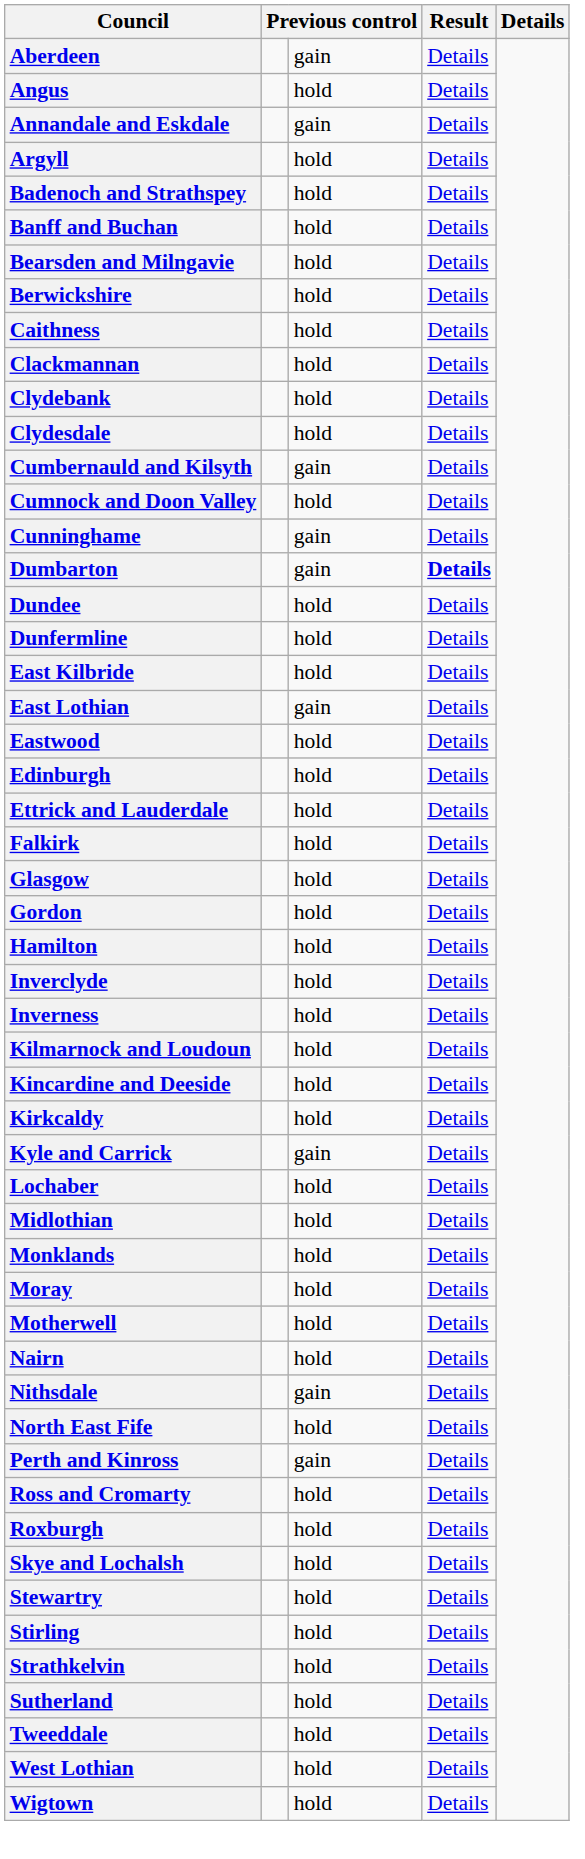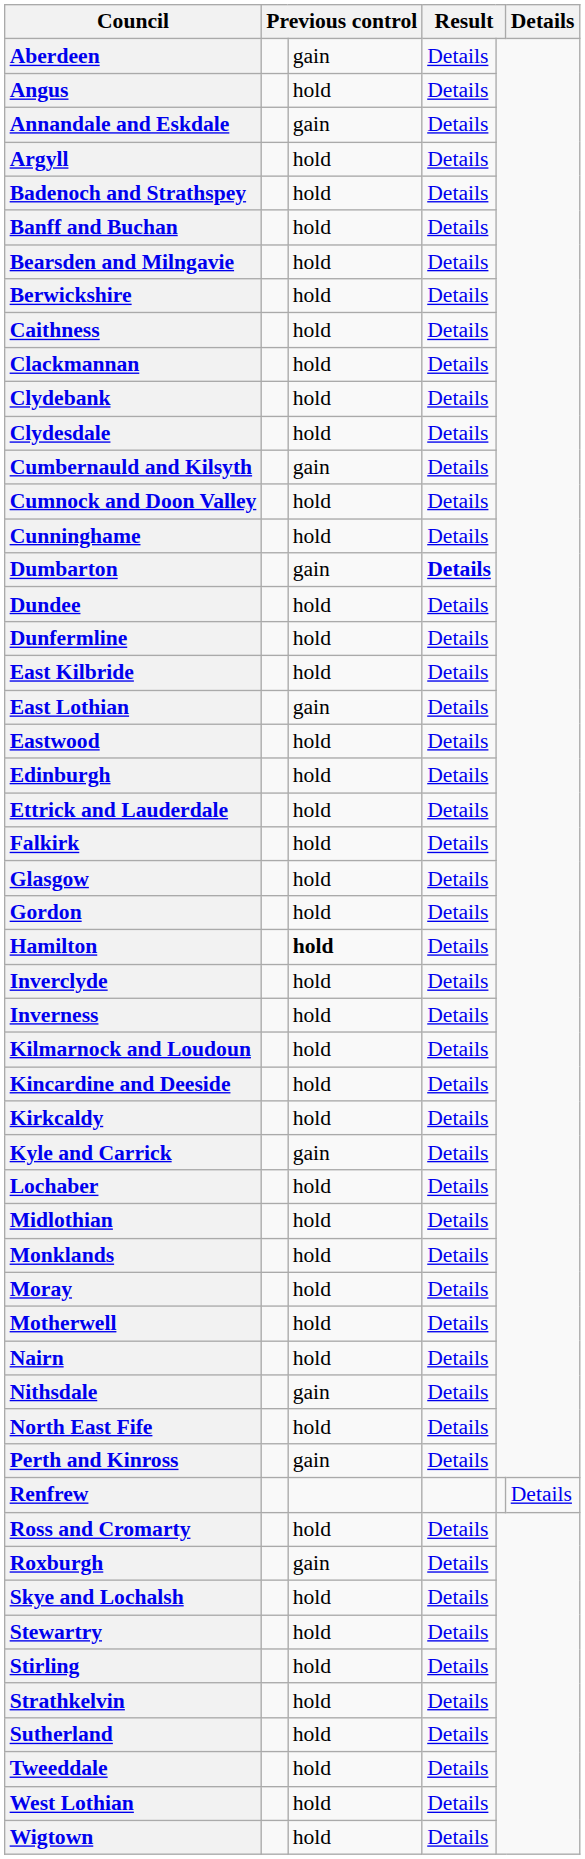(312, 535) gain -> (312, 535) hold
(313, 946) normal -> (313, 946) bold
+ row: (49, 1494)
(313, 1528) hold -> (311, 1563) gain
